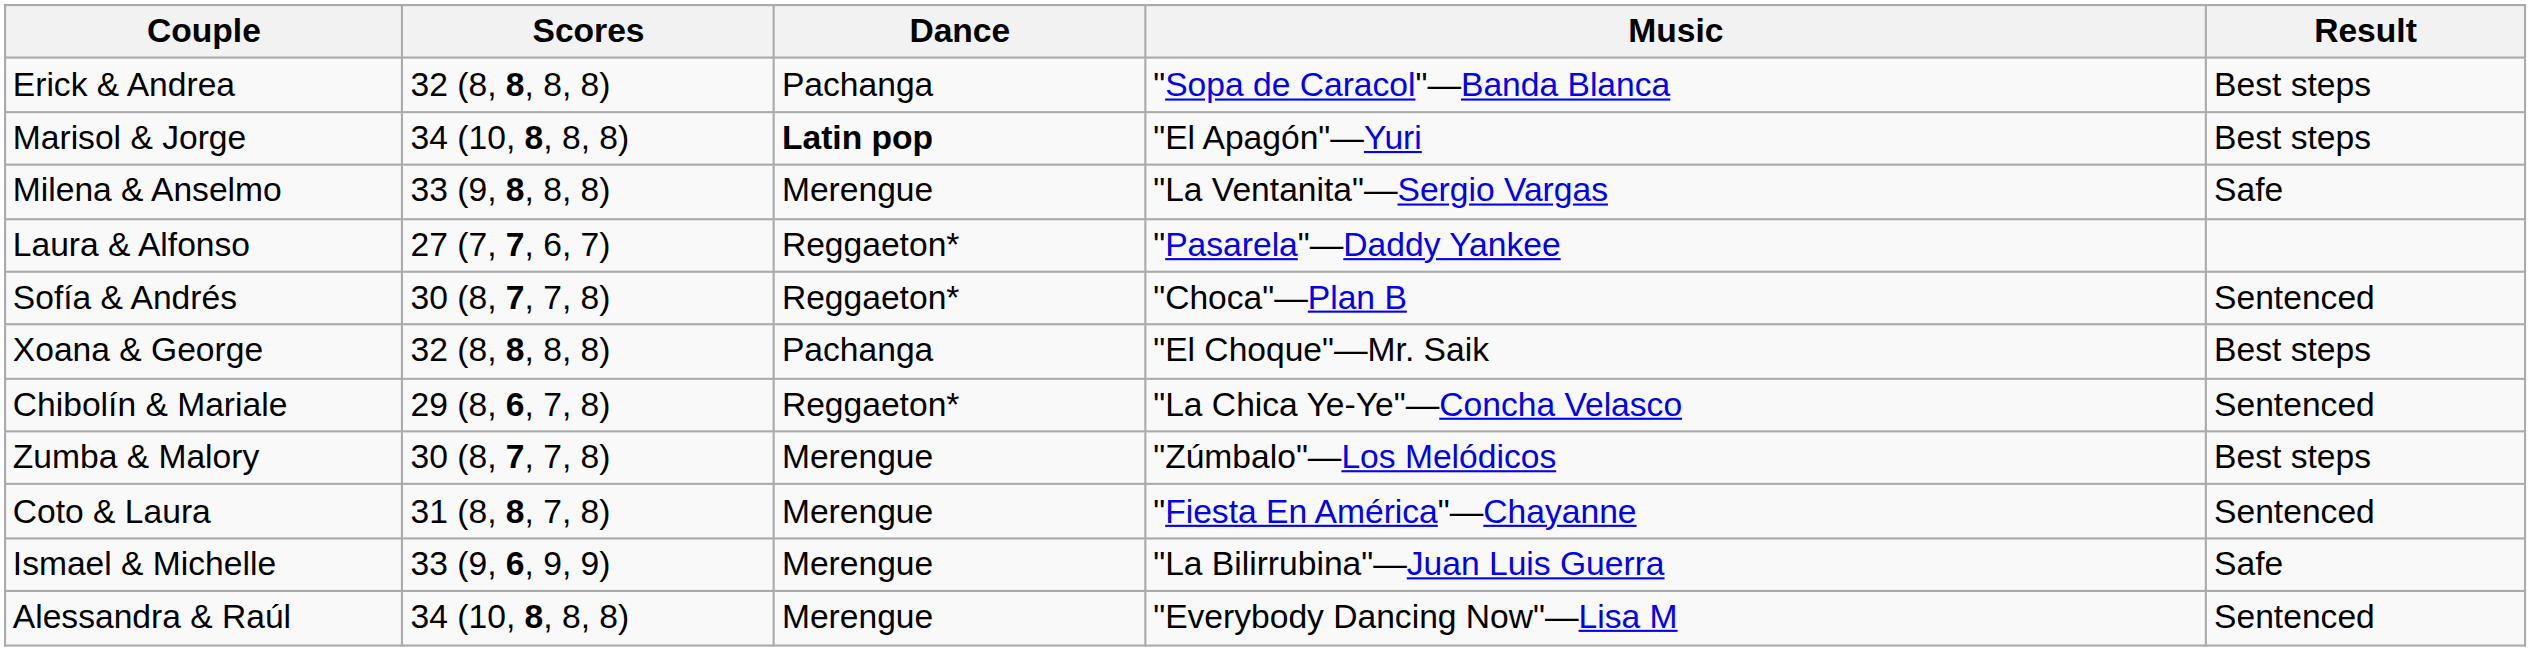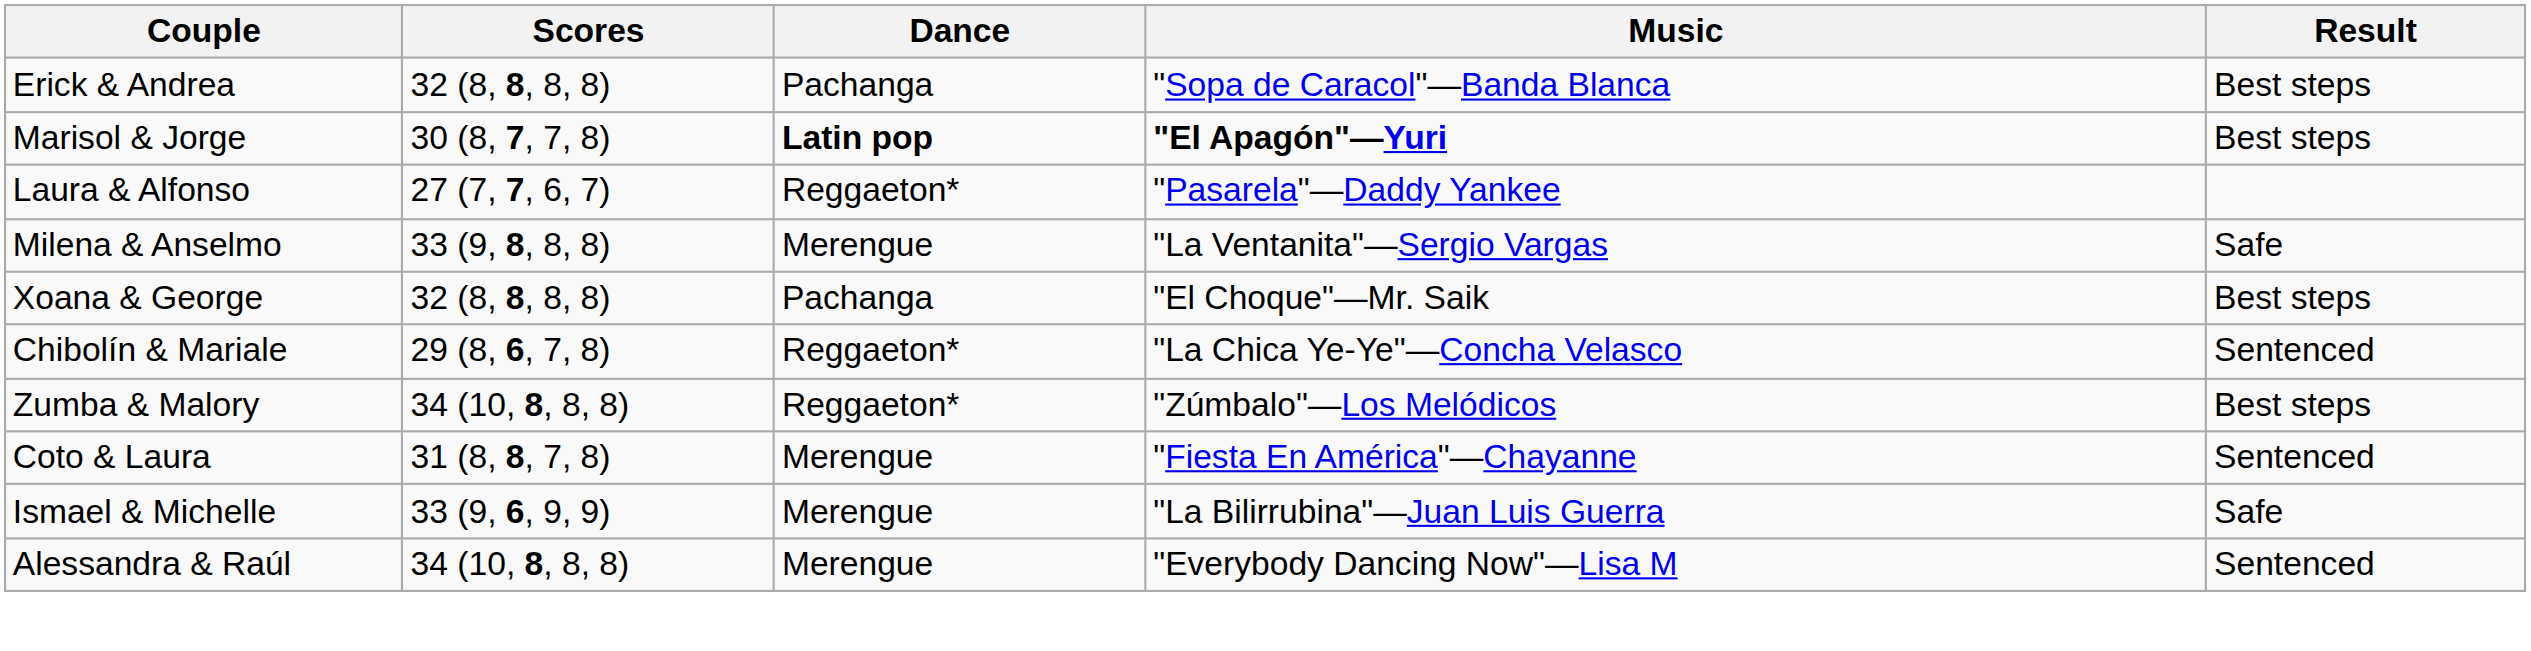(520, 137) 34 (10, 8, 8, 8) -> (511, 137) 30 (8, 7, 7, 8)
(1288, 137) normal -> (1300, 137) bold
rows swapped: (147, 191) <-> (131, 244)
- row: (125, 297)
(511, 457) 30 (8, 7, 7, 8) -> (520, 404) 34 (10, 8, 8, 8)
(858, 457) Merengue -> (871, 404) Reggaeton*
